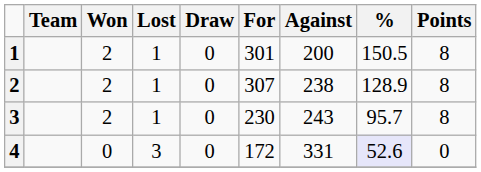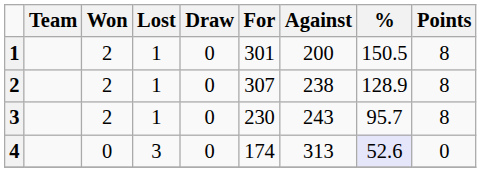(259, 150) 172 -> (259, 150) 174
(318, 150) 331 -> (318, 150) 313
